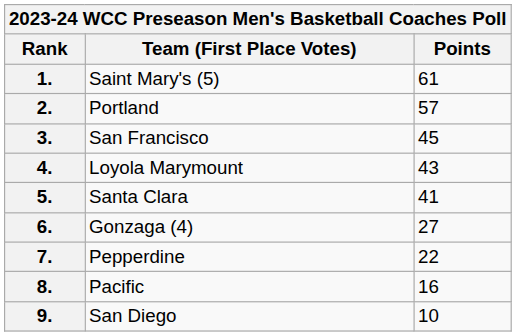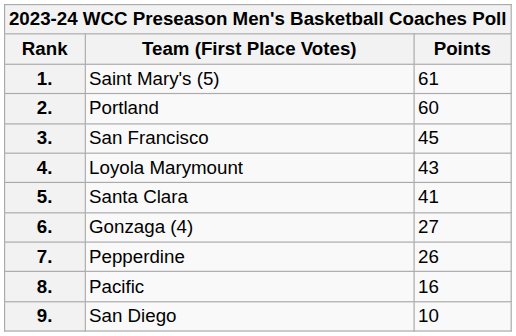(429, 108) 57 -> (429, 108) 60
(429, 256) 22 -> (429, 256) 26
